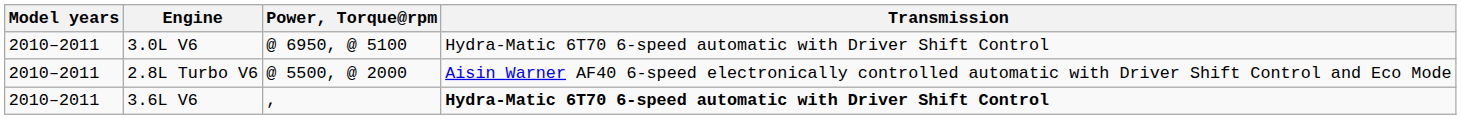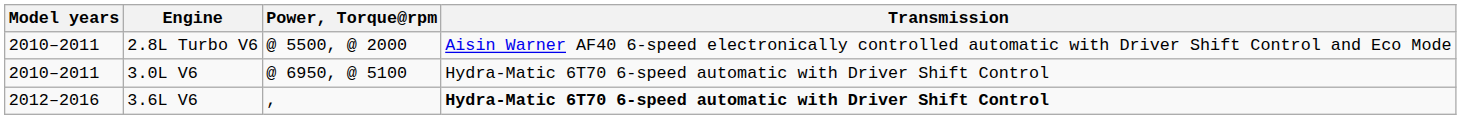rows swapped: (163, 46) <-> (193, 73)
(54, 100) 2010–2011 -> (54, 100) 2012–2016
